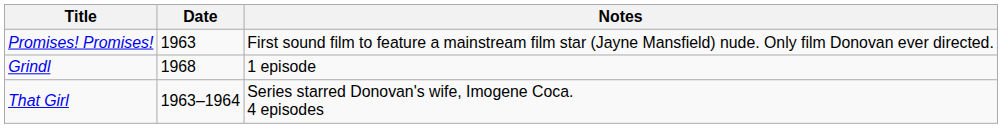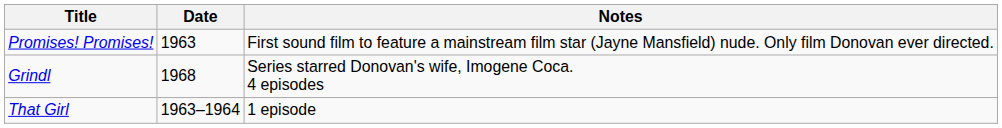(282, 67) 1 episode -> (410, 76) Series starred Donovan's wife, Imogene Coca. 4 episodes
(410, 101) Series starred Donovan's wife, Imogene Coca. 4 episodes -> (282, 110) 1 episode
